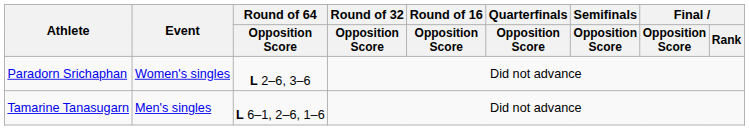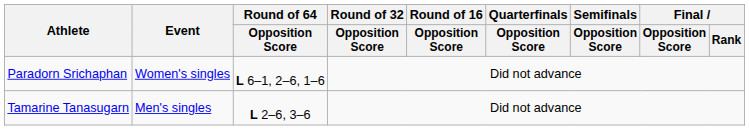(280, 81) L 2–6, 3–6 -> (280, 81) L 6–1, 2–6, 1–6
(280, 115) L 6–1, 2–6, 1–6 -> (280, 115) L 2–6, 3–6
